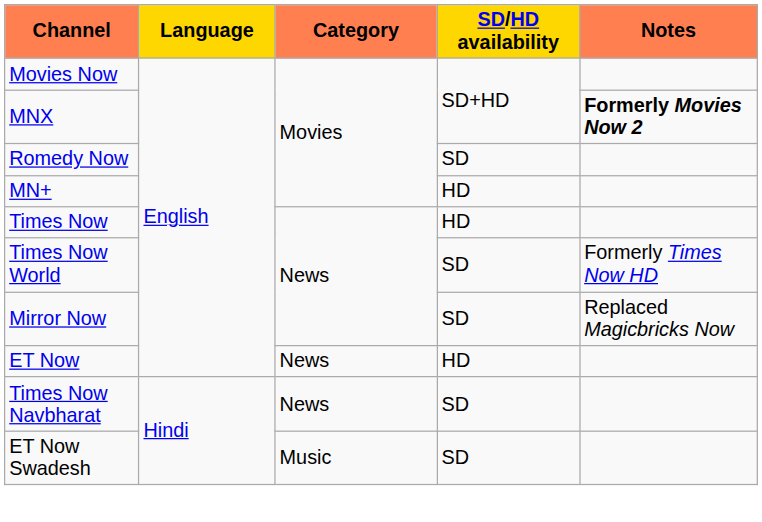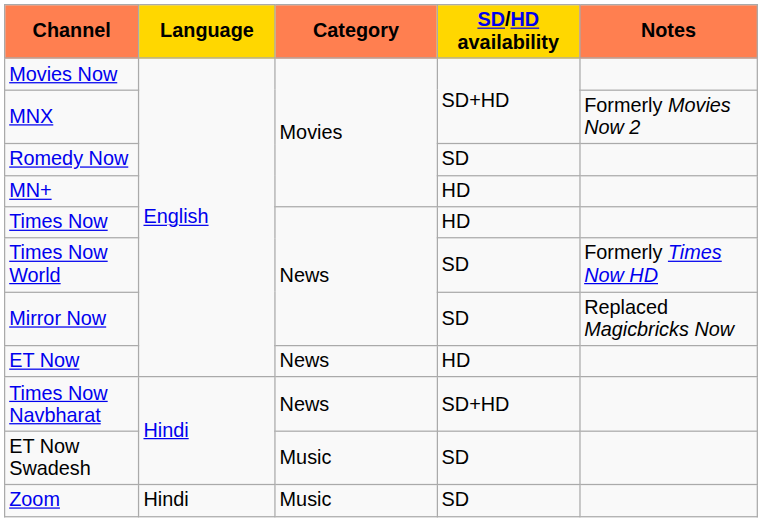(663, 116) bold -> (657, 116) normal
(455, 403) SD -> (475, 403) SD+HD
+ row: (35, 500)
